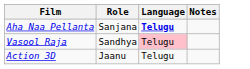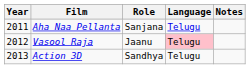+ column: (17, 12)
(158, 27) bold -> (184, 27) normal
(118, 41) Sandhya -> (138, 41) Jaanu
(112, 56) Jaanu -> (144, 56) Sandhya
